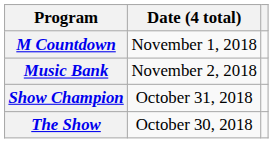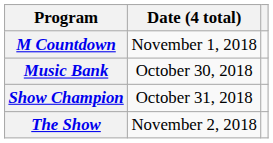(194, 71) November 2, 2018 -> (194, 71) October 30, 2018
(194, 124) October 30, 2018 -> (194, 124) November 2, 2018
